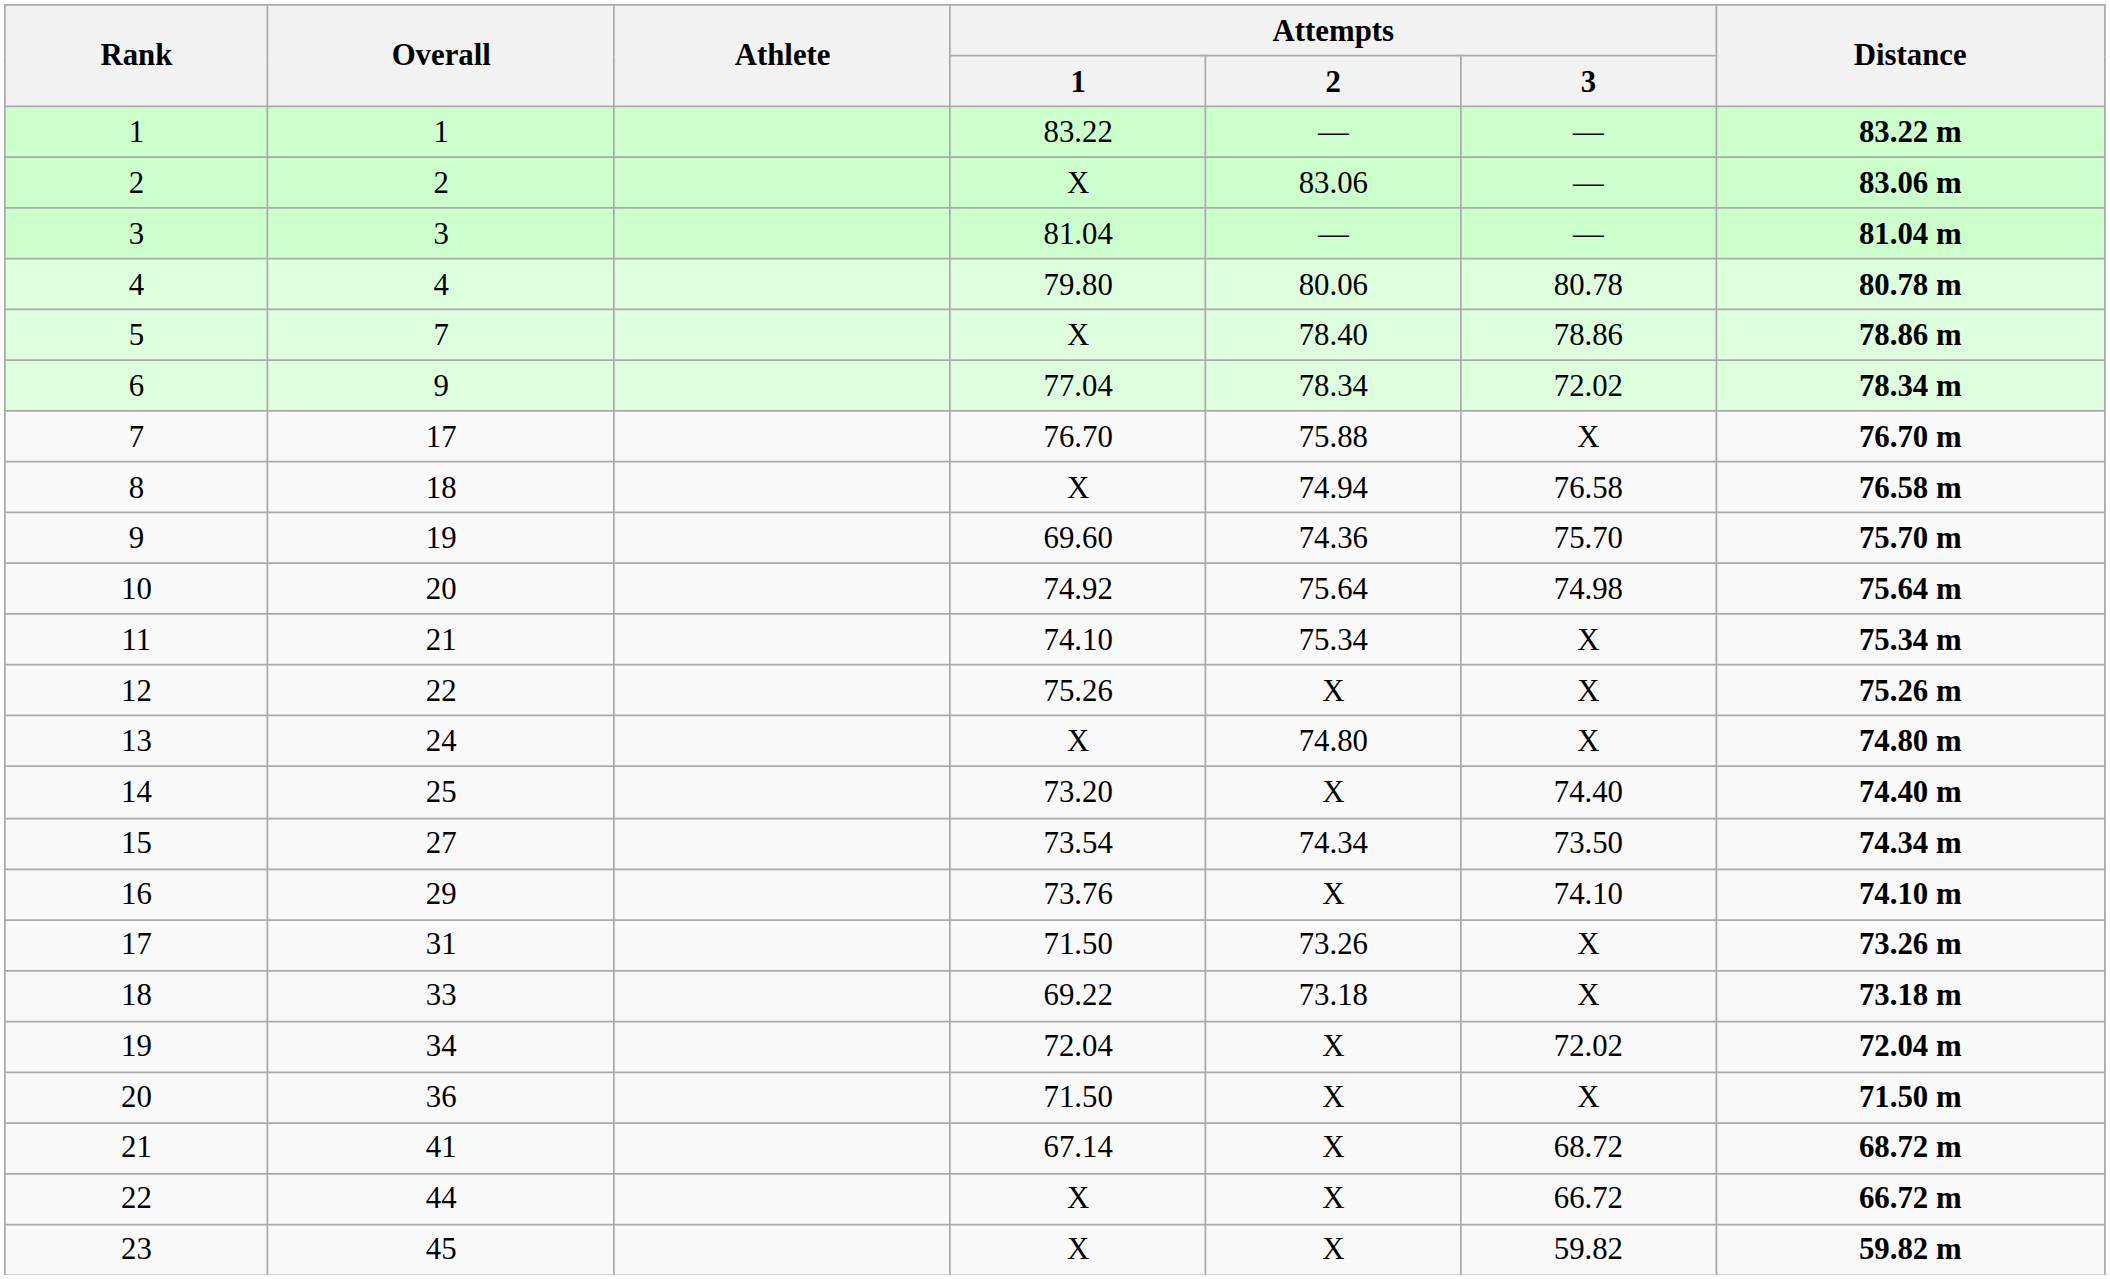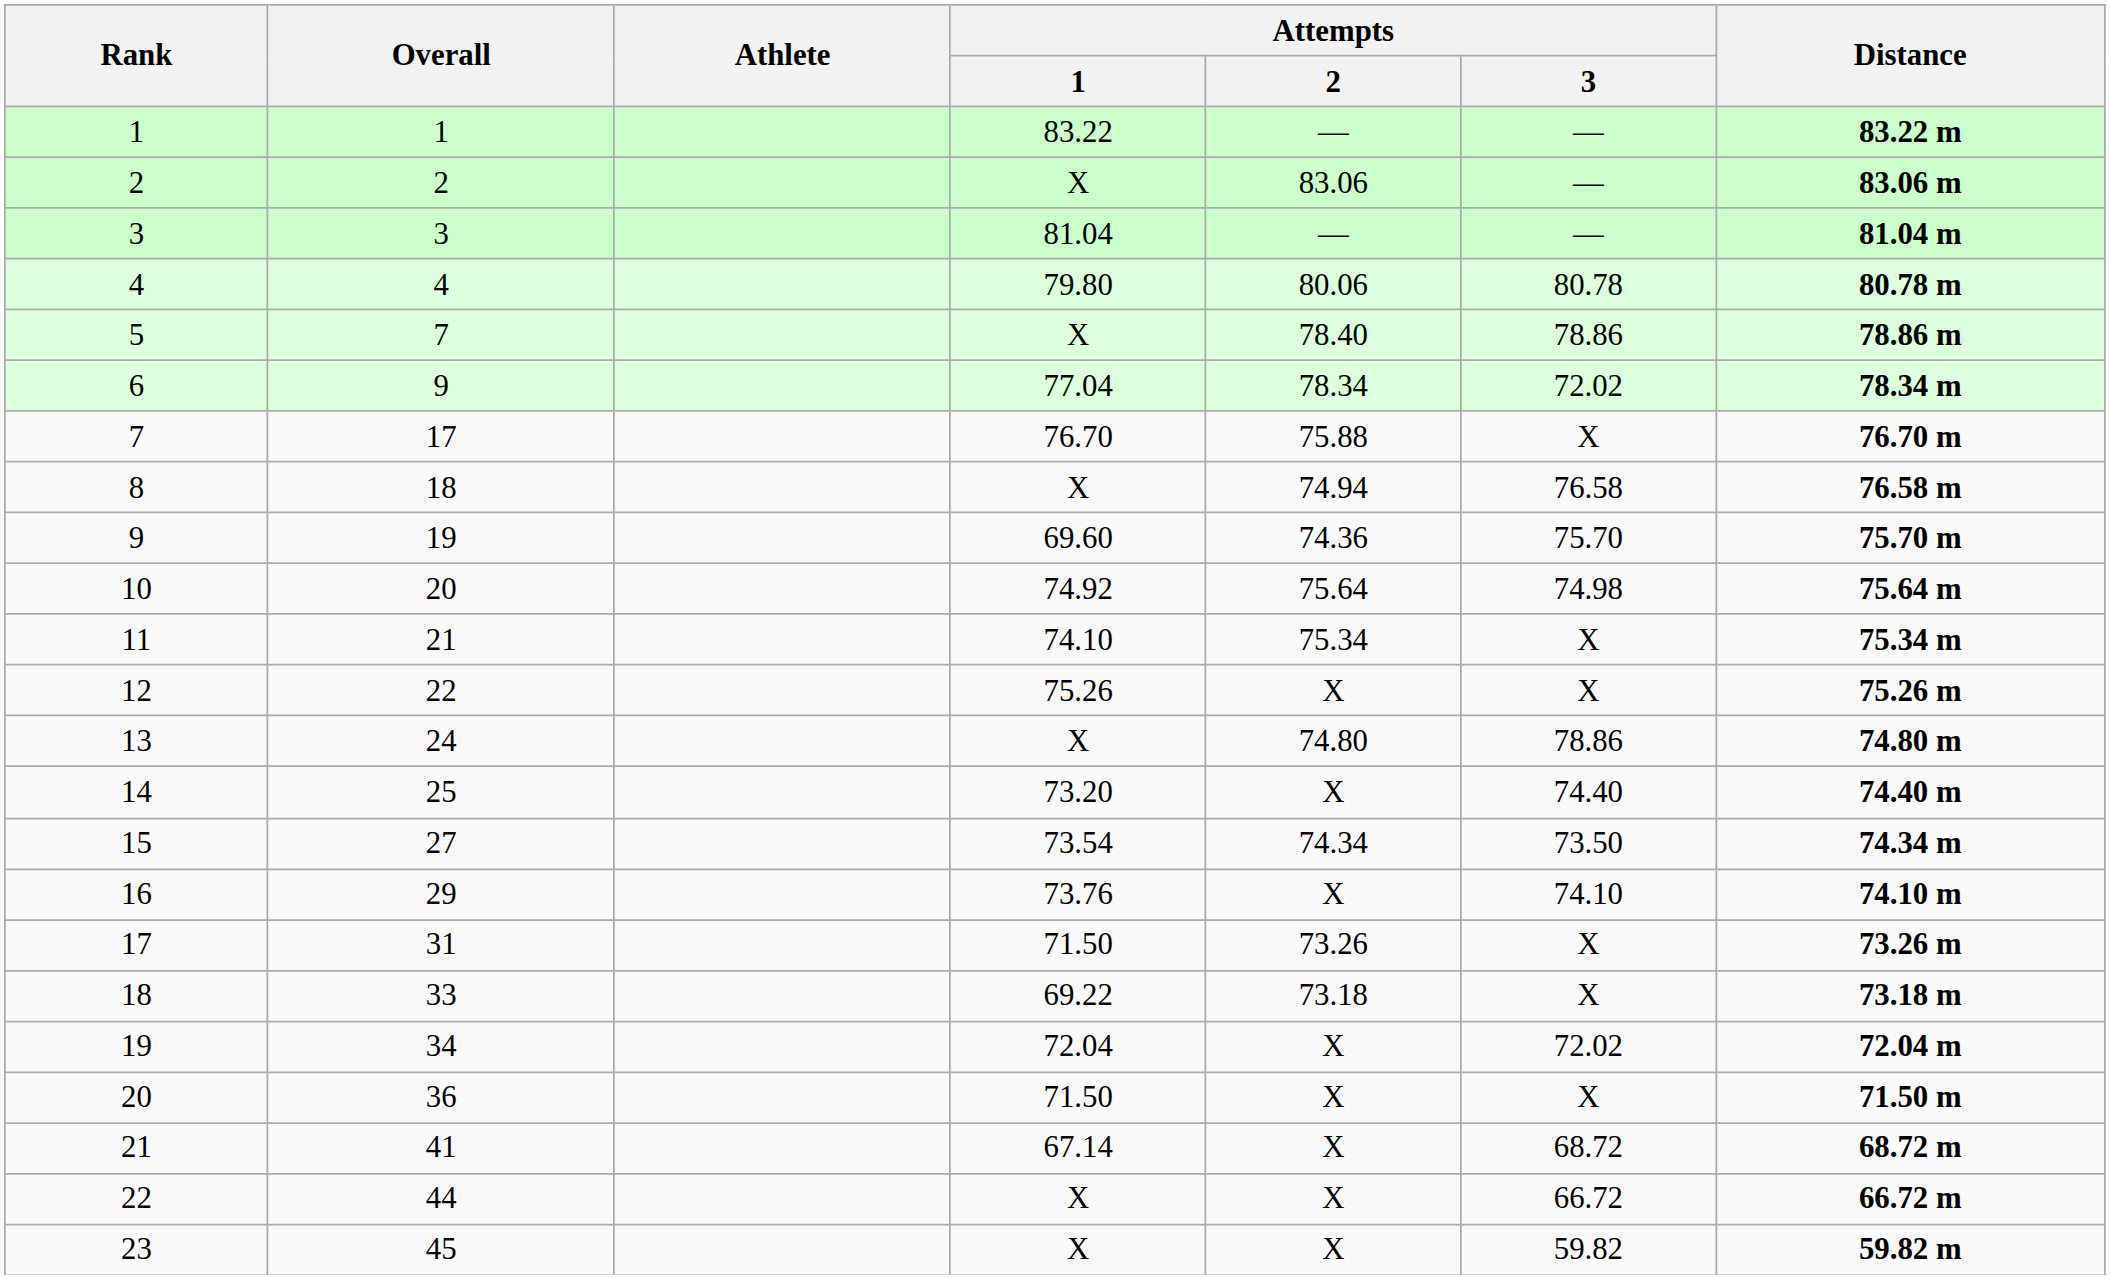(1588, 740) X -> (1588, 740) 78.86
